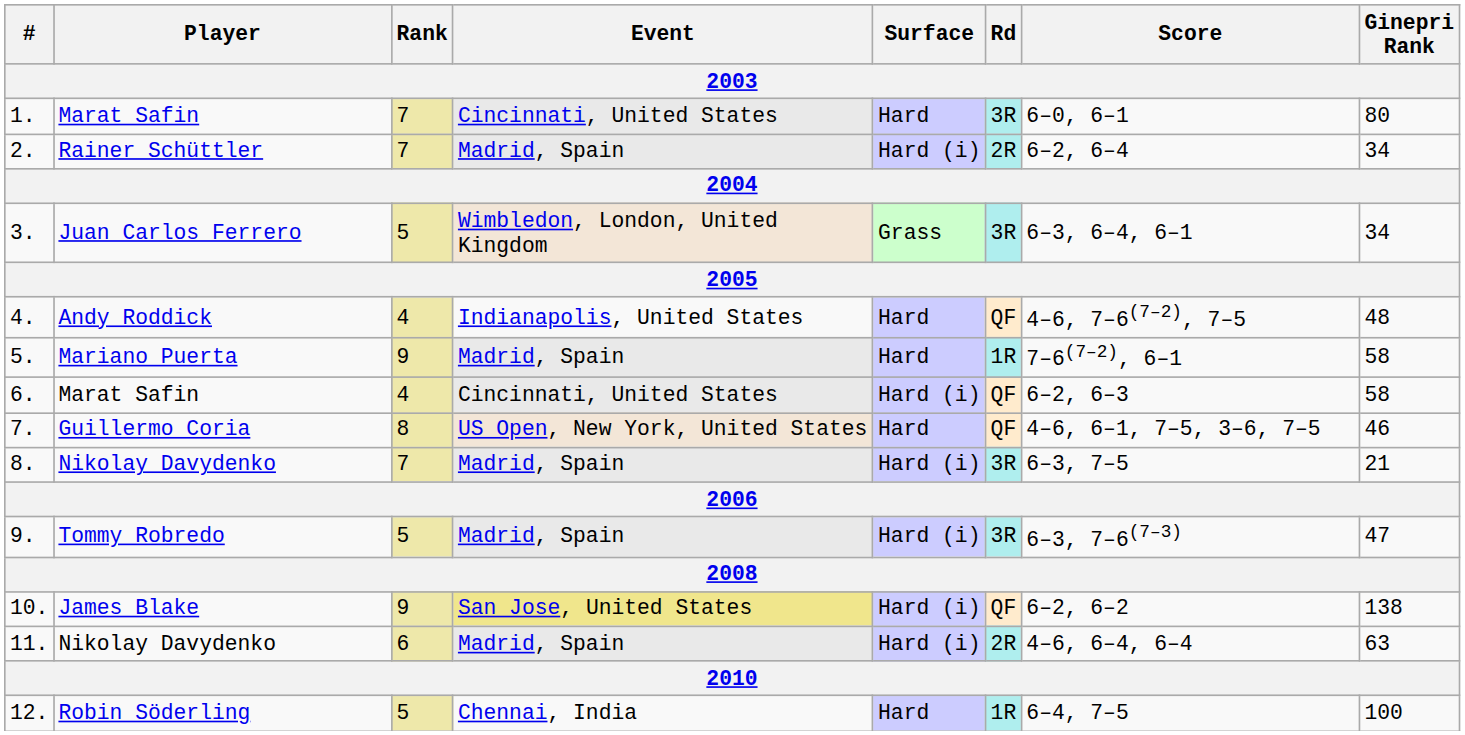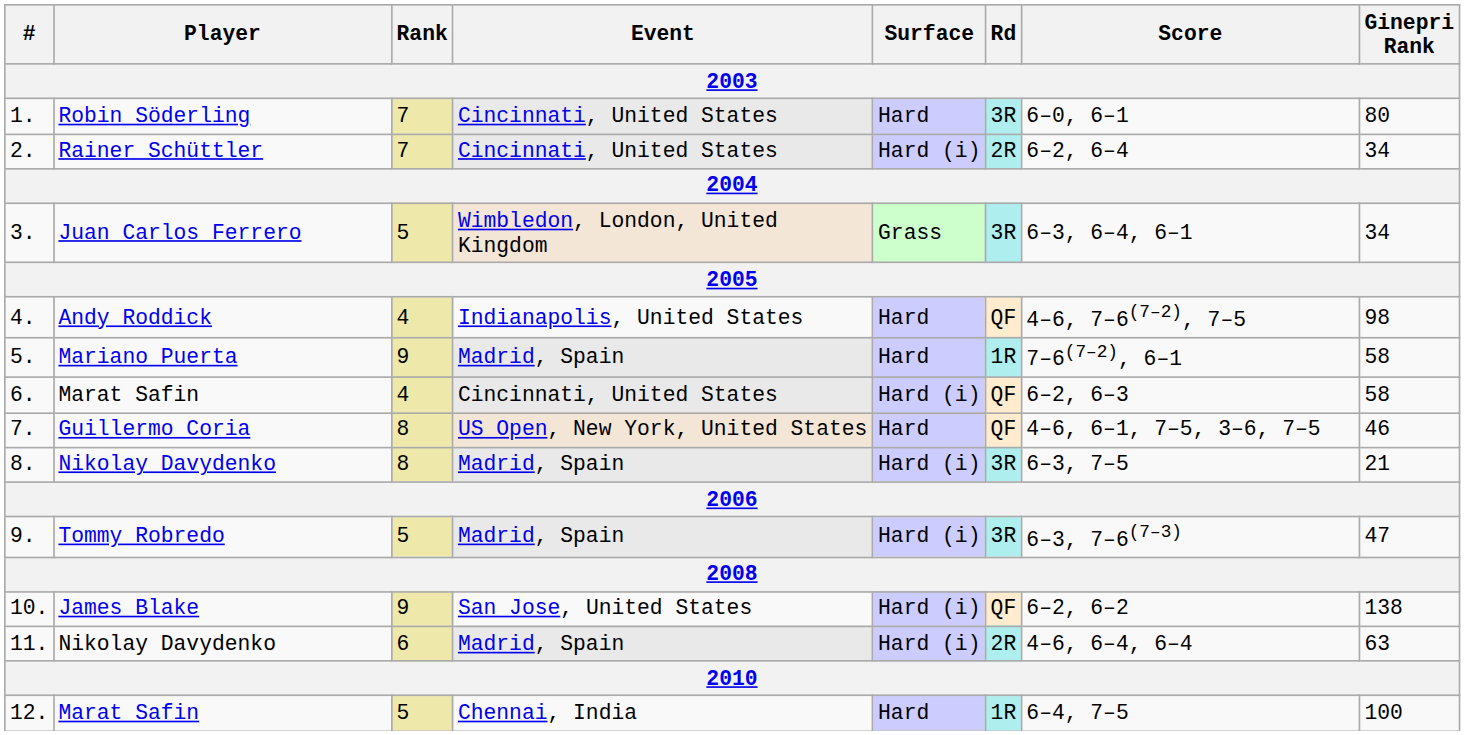(129, 116) Marat Safin -> (154, 116) Robin Söderling
(541, 151) Madrid, Spain -> (618, 151) Cincinnati, United States
(1377, 317) 48 -> (1377, 317) 98
(403, 465) 7 -> (403, 465) 8
(605, 609) khaki background -> (605, 609) no background
(154, 713) Robin Söderling -> (129, 713) Marat Safin
